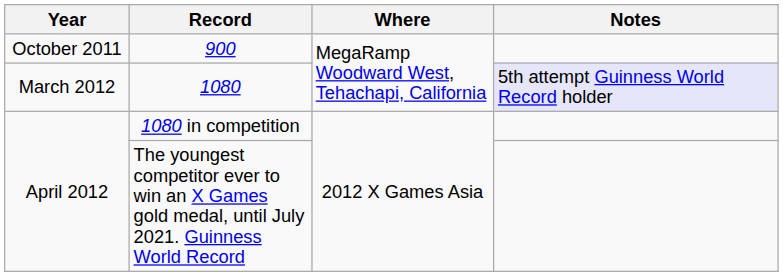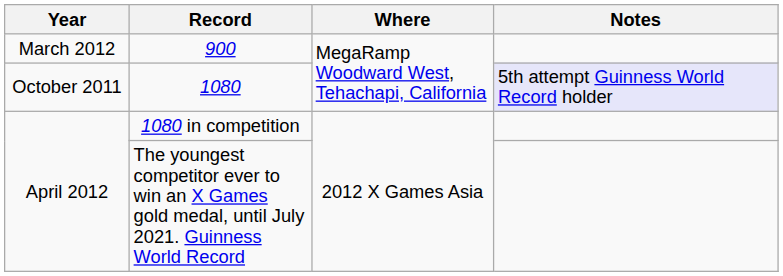(67, 48) October 2011 -> (67, 48) March 2012
(67, 87) March 2012 -> (67, 87) October 2011
